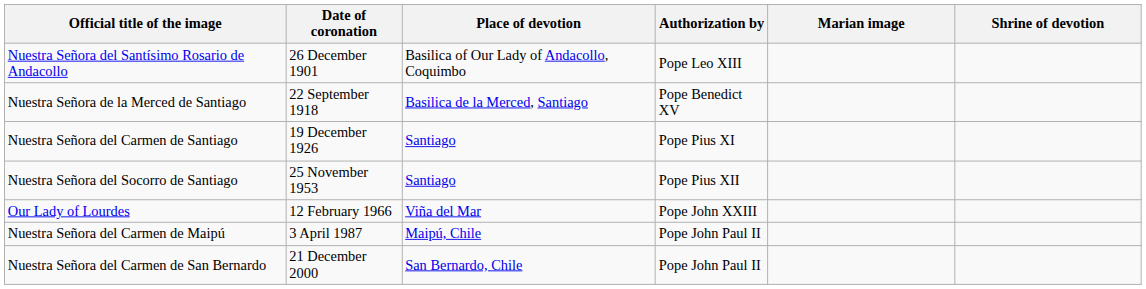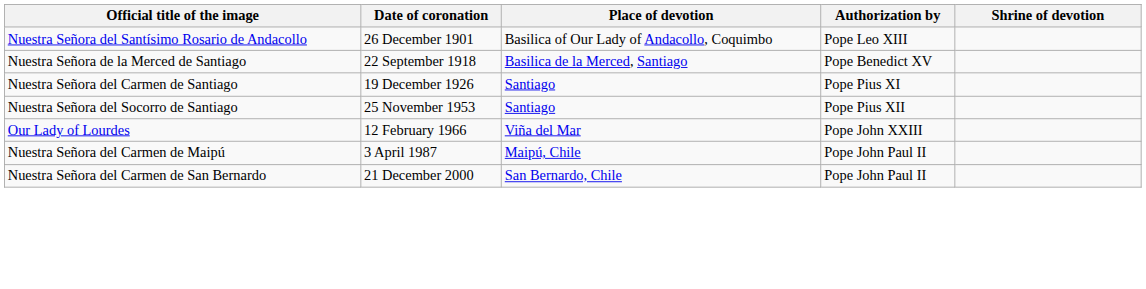- column: (861, 24)
